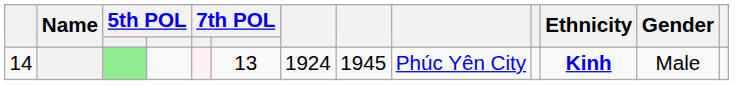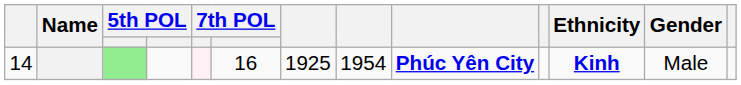(246, 63) 13 -> (246, 63) 16
(308, 63) 1924 -> (308, 63) 1925
(363, 63) 1945 -> (363, 63) 1954
(461, 63) normal -> (465, 63) bold
